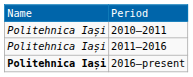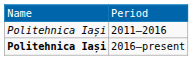- row: (139, 30)
